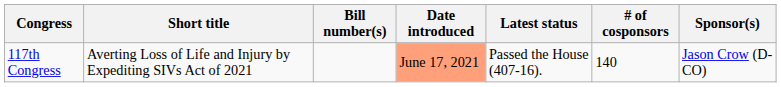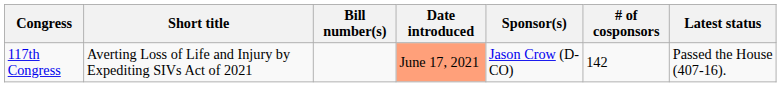columns swapped: (727, 23) <-> (539, 23)
(606, 62) 140 -> (597, 62) 142
